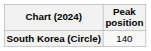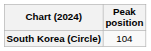(124, 38) 140 -> (124, 38) 104
